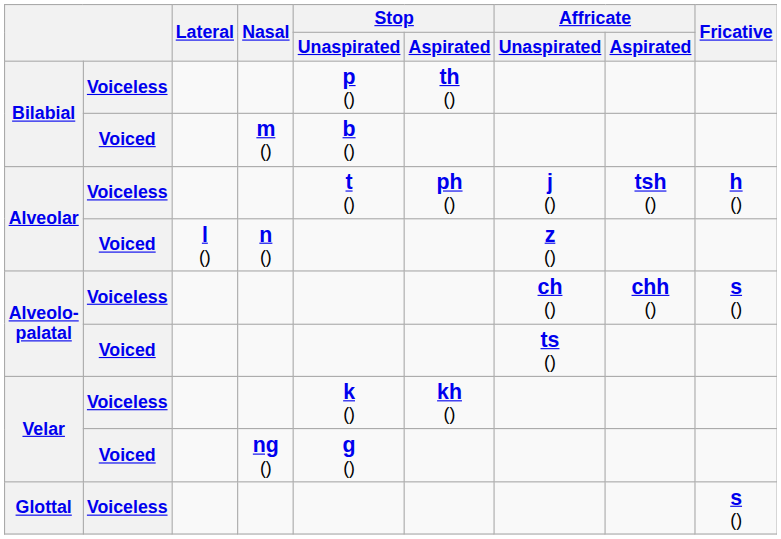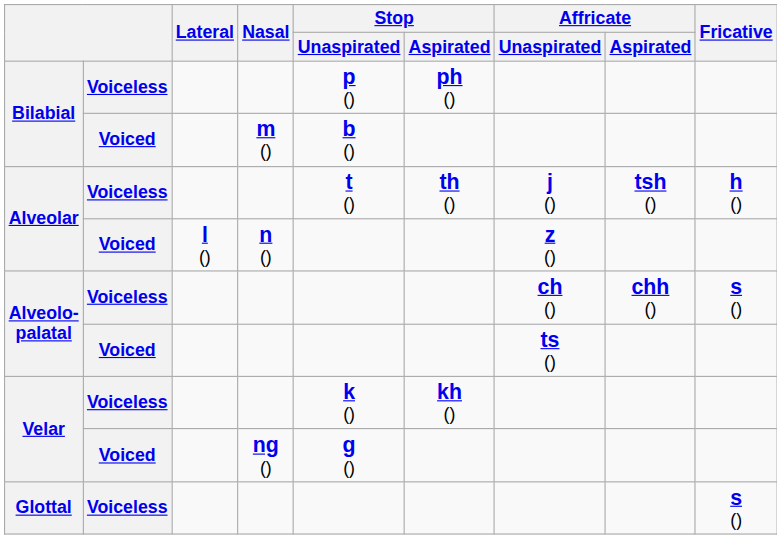(450, 87) th () -> (450, 87) ph ()
(450, 192) ph () -> (450, 192) th ()
